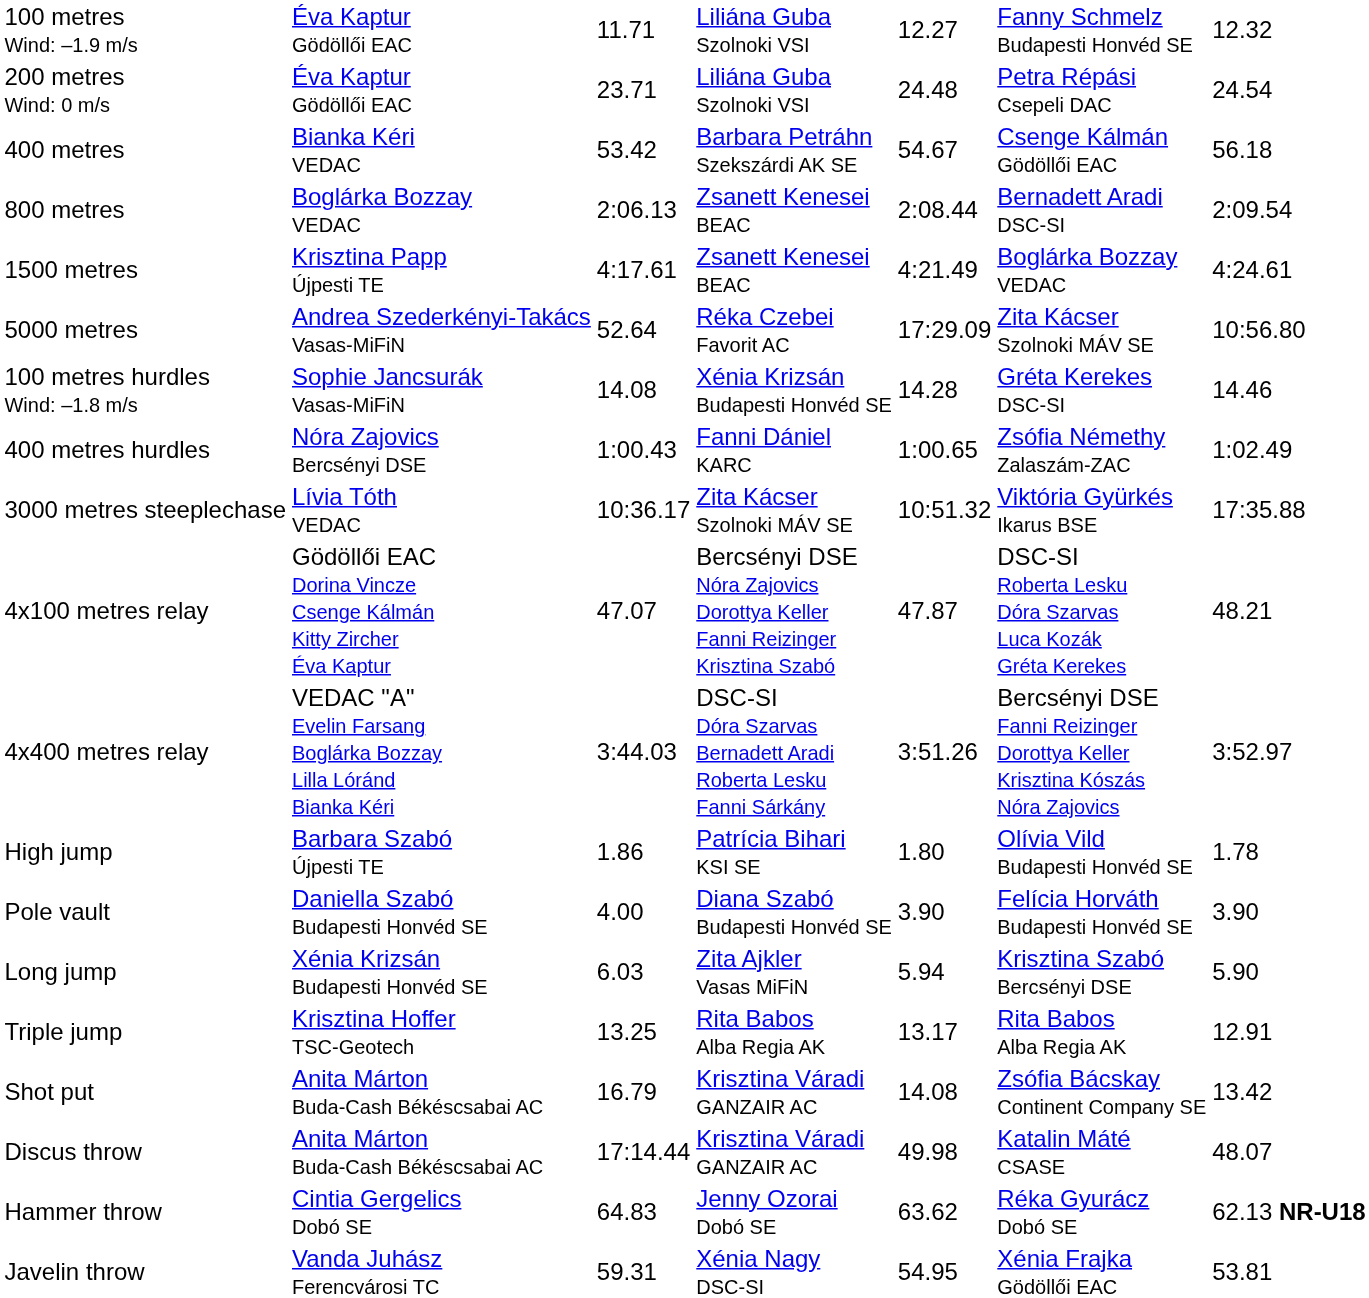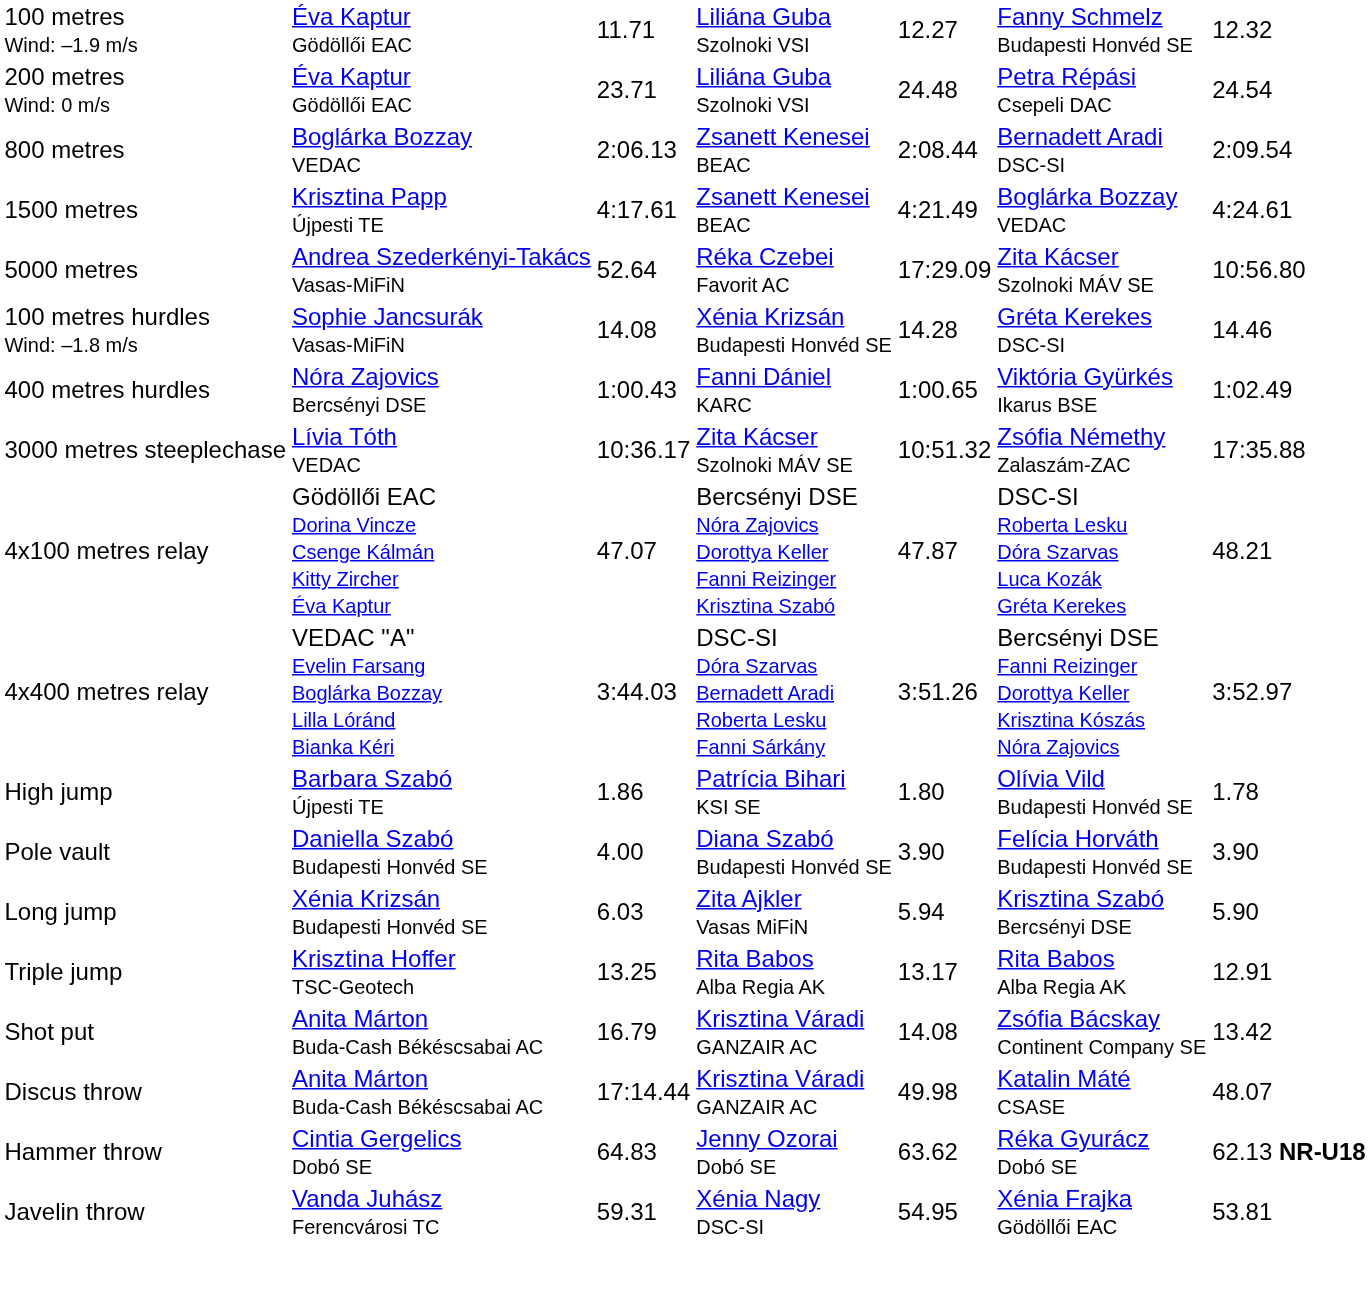- row: (65, 150)
(1081, 450) Zsófia Némethy Zalaszám-ZAC -> (1085, 390) Viktória Gyürkés Ikarus BSE
(1085, 510) Viktória Gyürkés Ikarus BSE -> (1081, 450) Zsófia Némethy Zalaszám-ZAC
